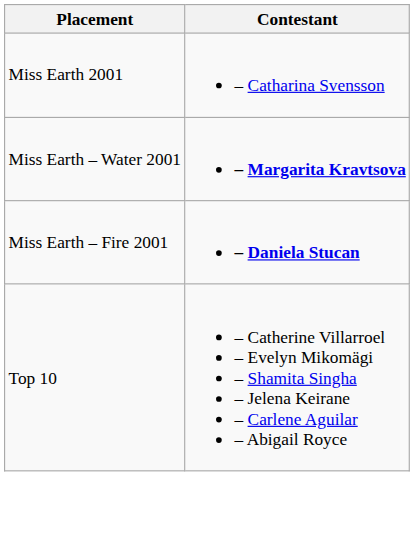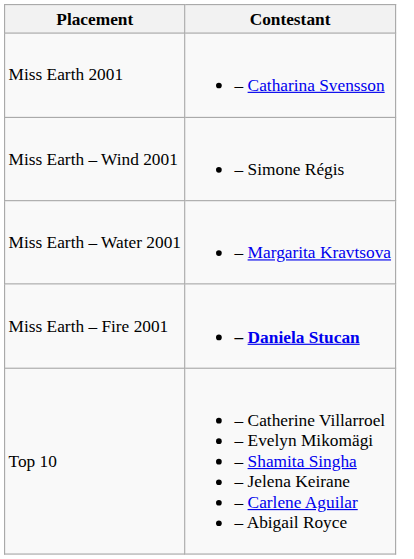+ row: (93, 158)
(297, 169) bold -> (290, 253) normal
